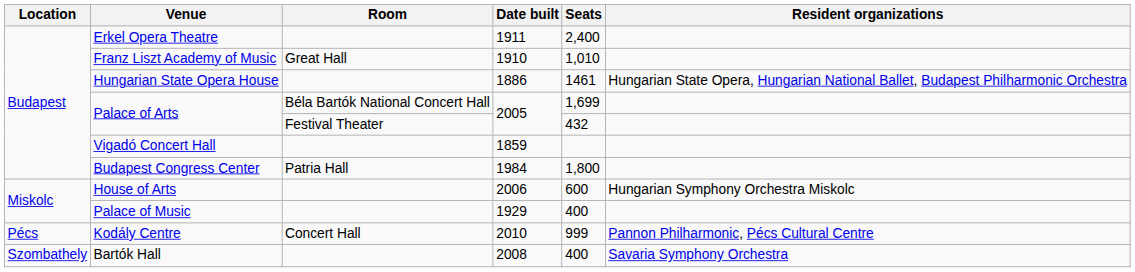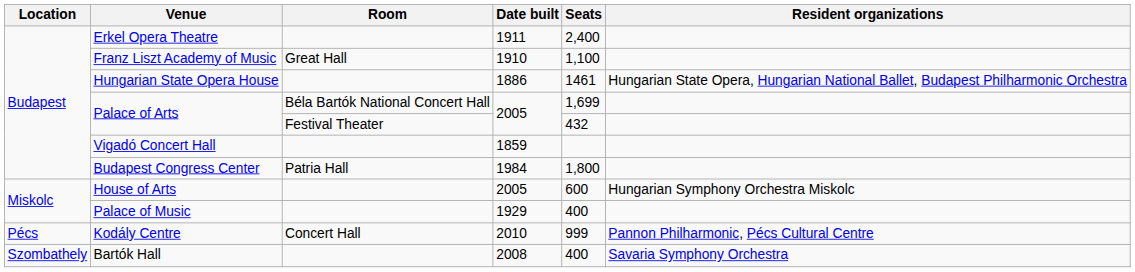(583, 59) 1,010 -> (583, 59) 1,100
(512, 189) 2006 -> (512, 189) 2005
